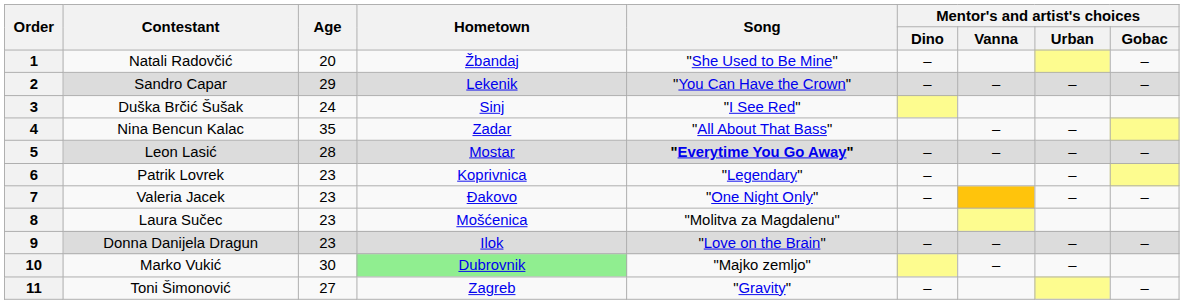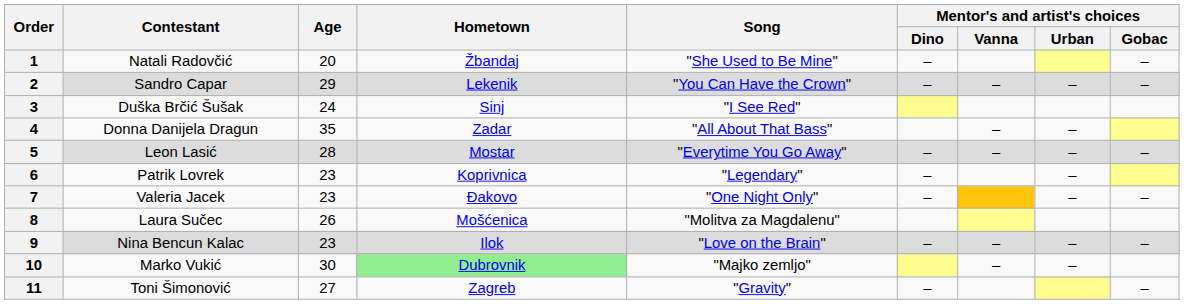(181, 129) Nina Bencun Kalac -> (181, 129) Donna Danijela Dragun
(762, 152) bold -> (762, 152) normal
(327, 220) 23 -> (327, 220) 26
(181, 242) Donna Danijela Dragun -> (181, 242) Nina Bencun Kalac
